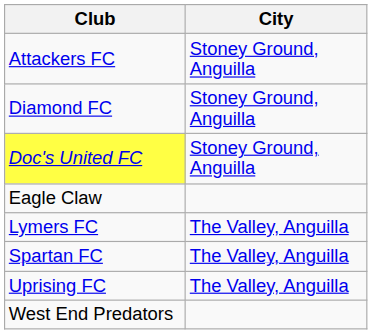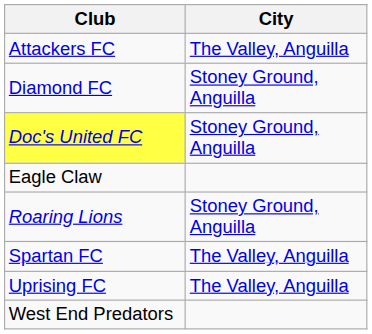(254, 58) Stoney Ground, Anguilla -> (269, 48) The Valley, Anguilla
- row: (53, 227)
+ row: (66, 216)
